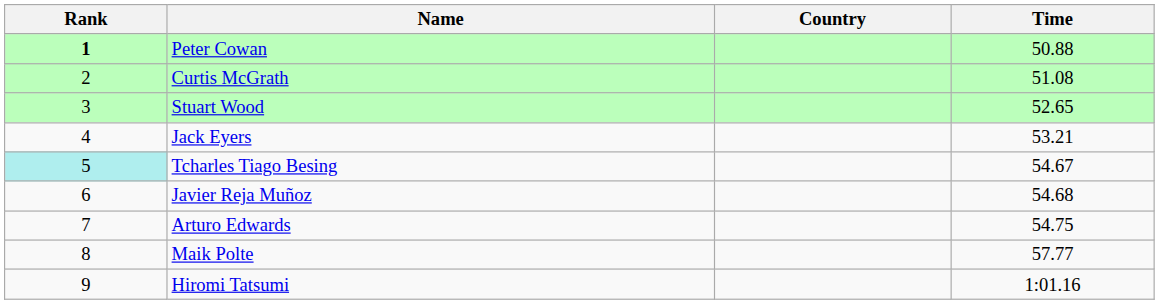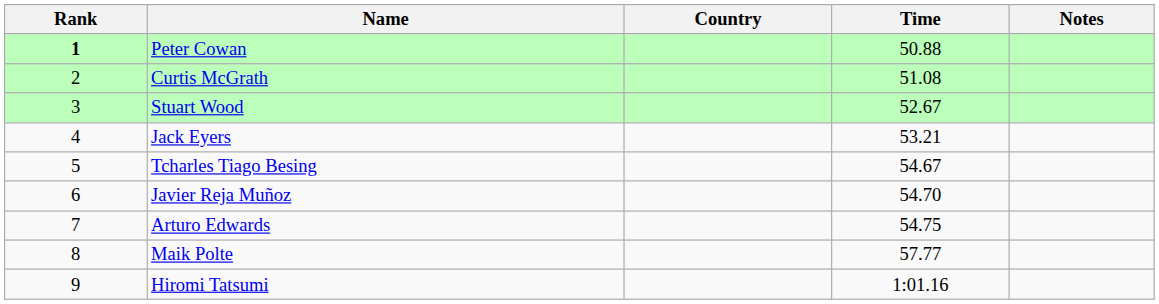+ column: (1082, 19)
(1053, 107) 52.65 -> (920, 107) 52.67
(86, 166) paleturquoise background -> (76, 166) no background
(1053, 195) 54.68 -> (920, 195) 54.70
